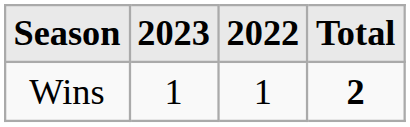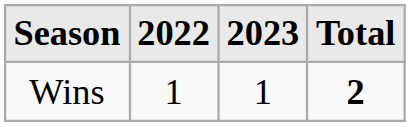columns swapped: (263, 33) <-> (174, 33)
